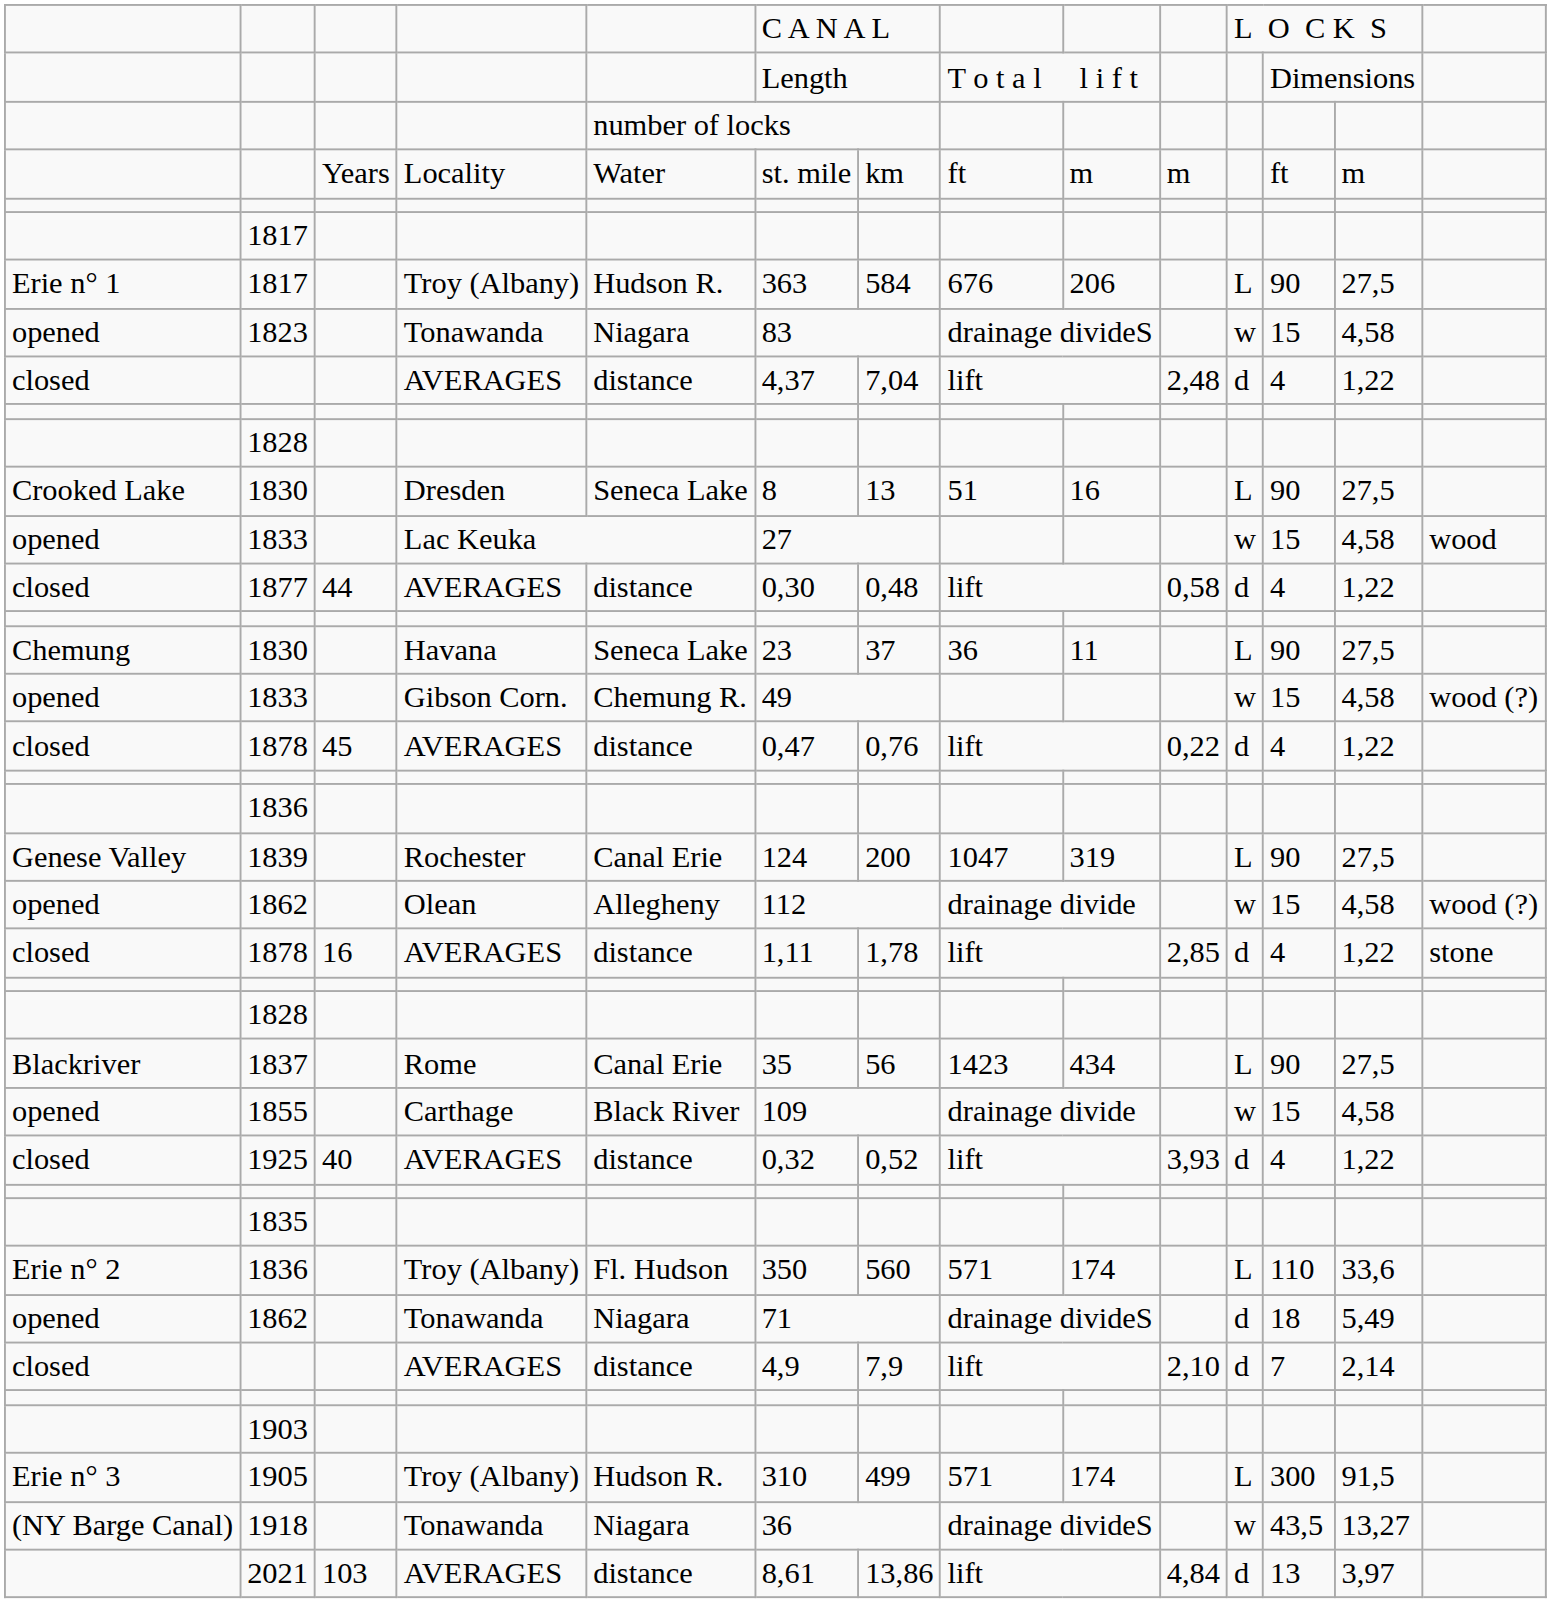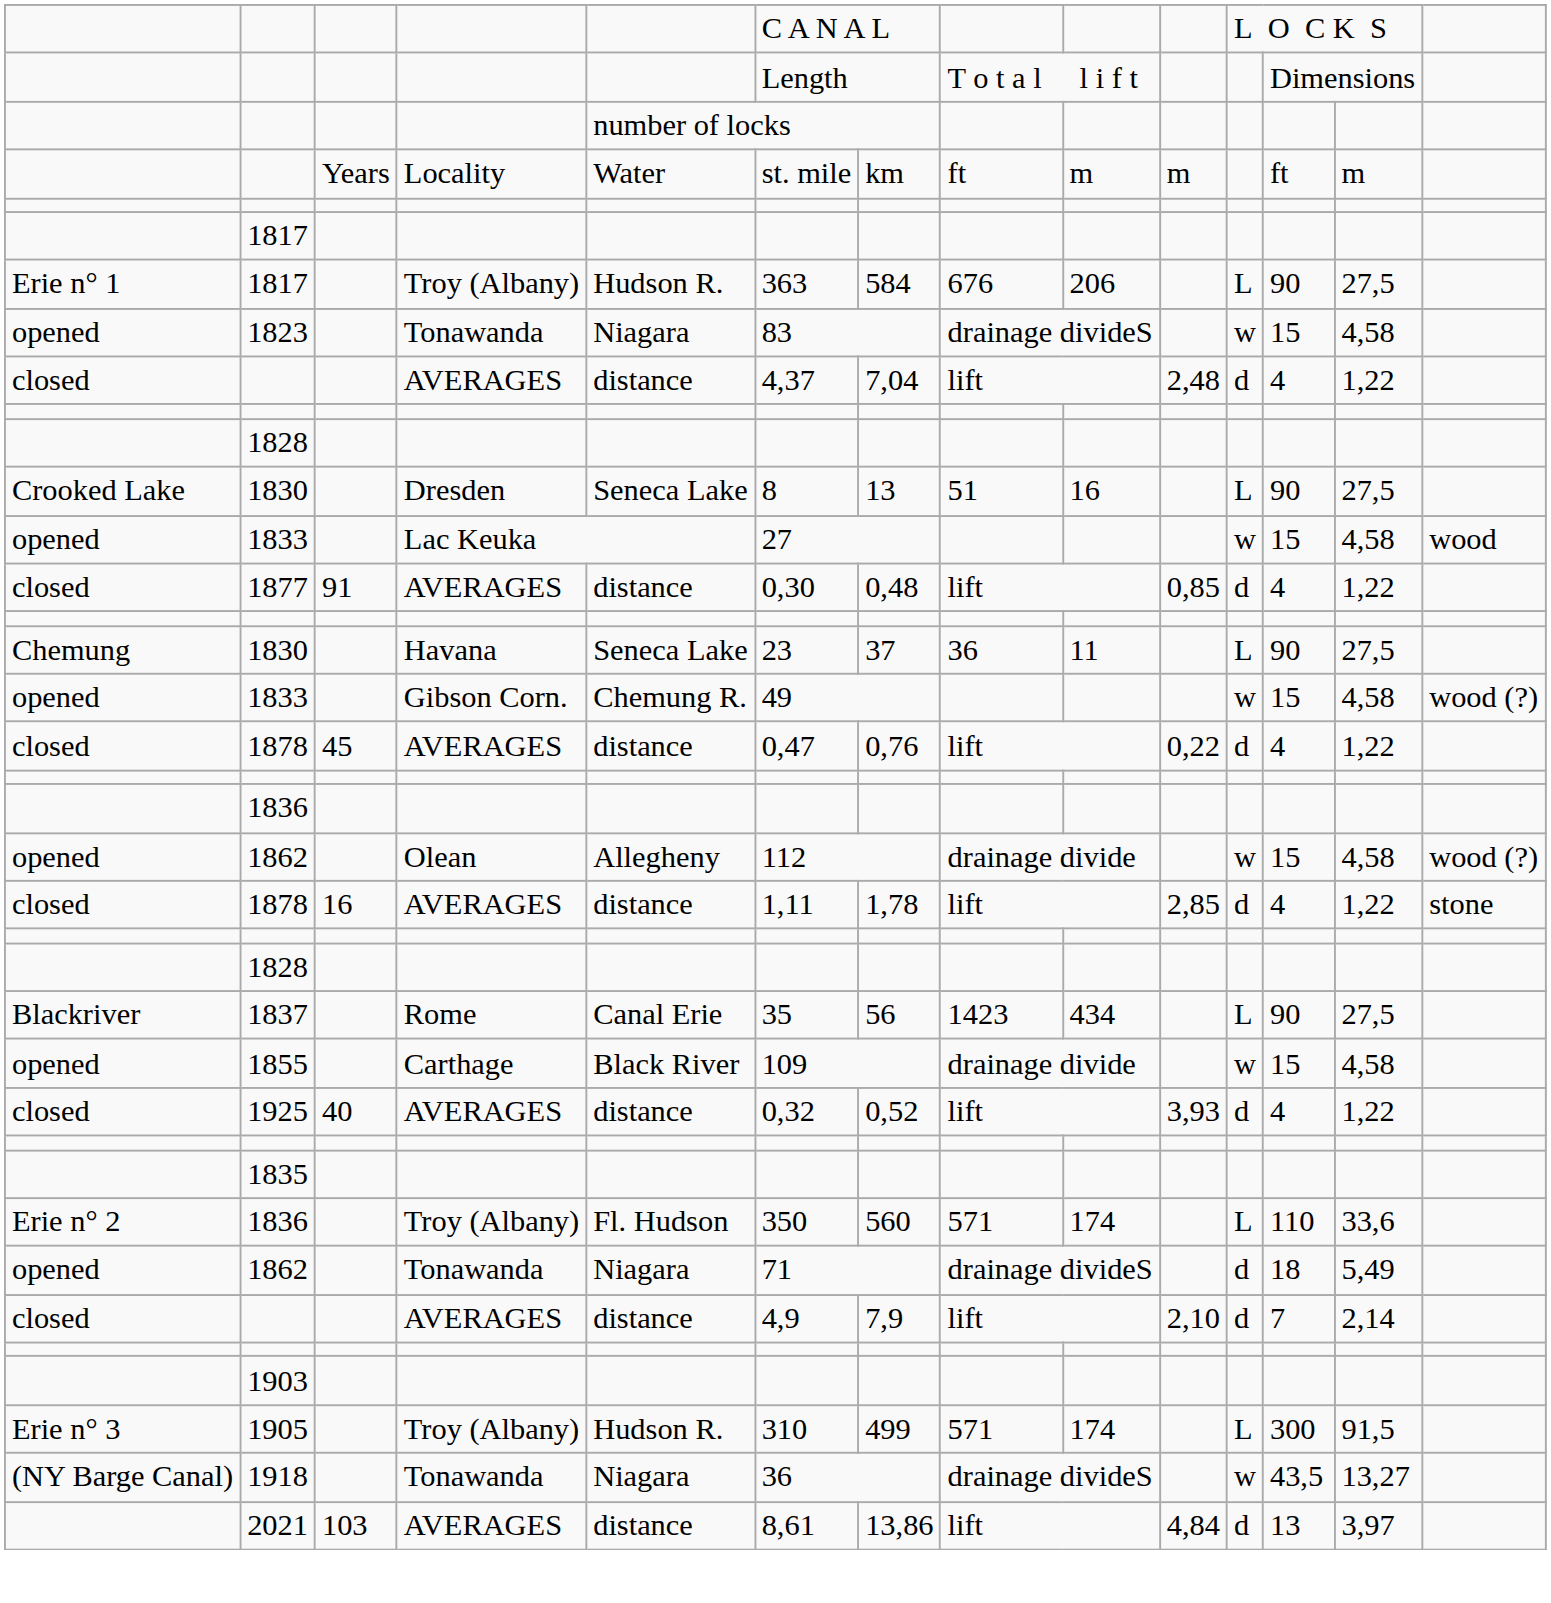(337, 586) 44 -> (337, 586) 91
(1193, 586) 0,58 -> (1193, 586) 0,85
- row: (278, 856)
